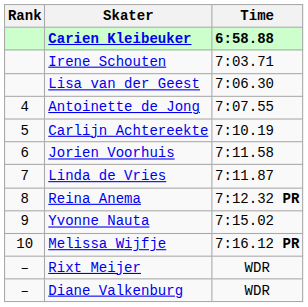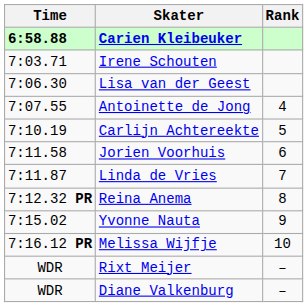columns swapped: (25, 16) <-> (257, 16)
